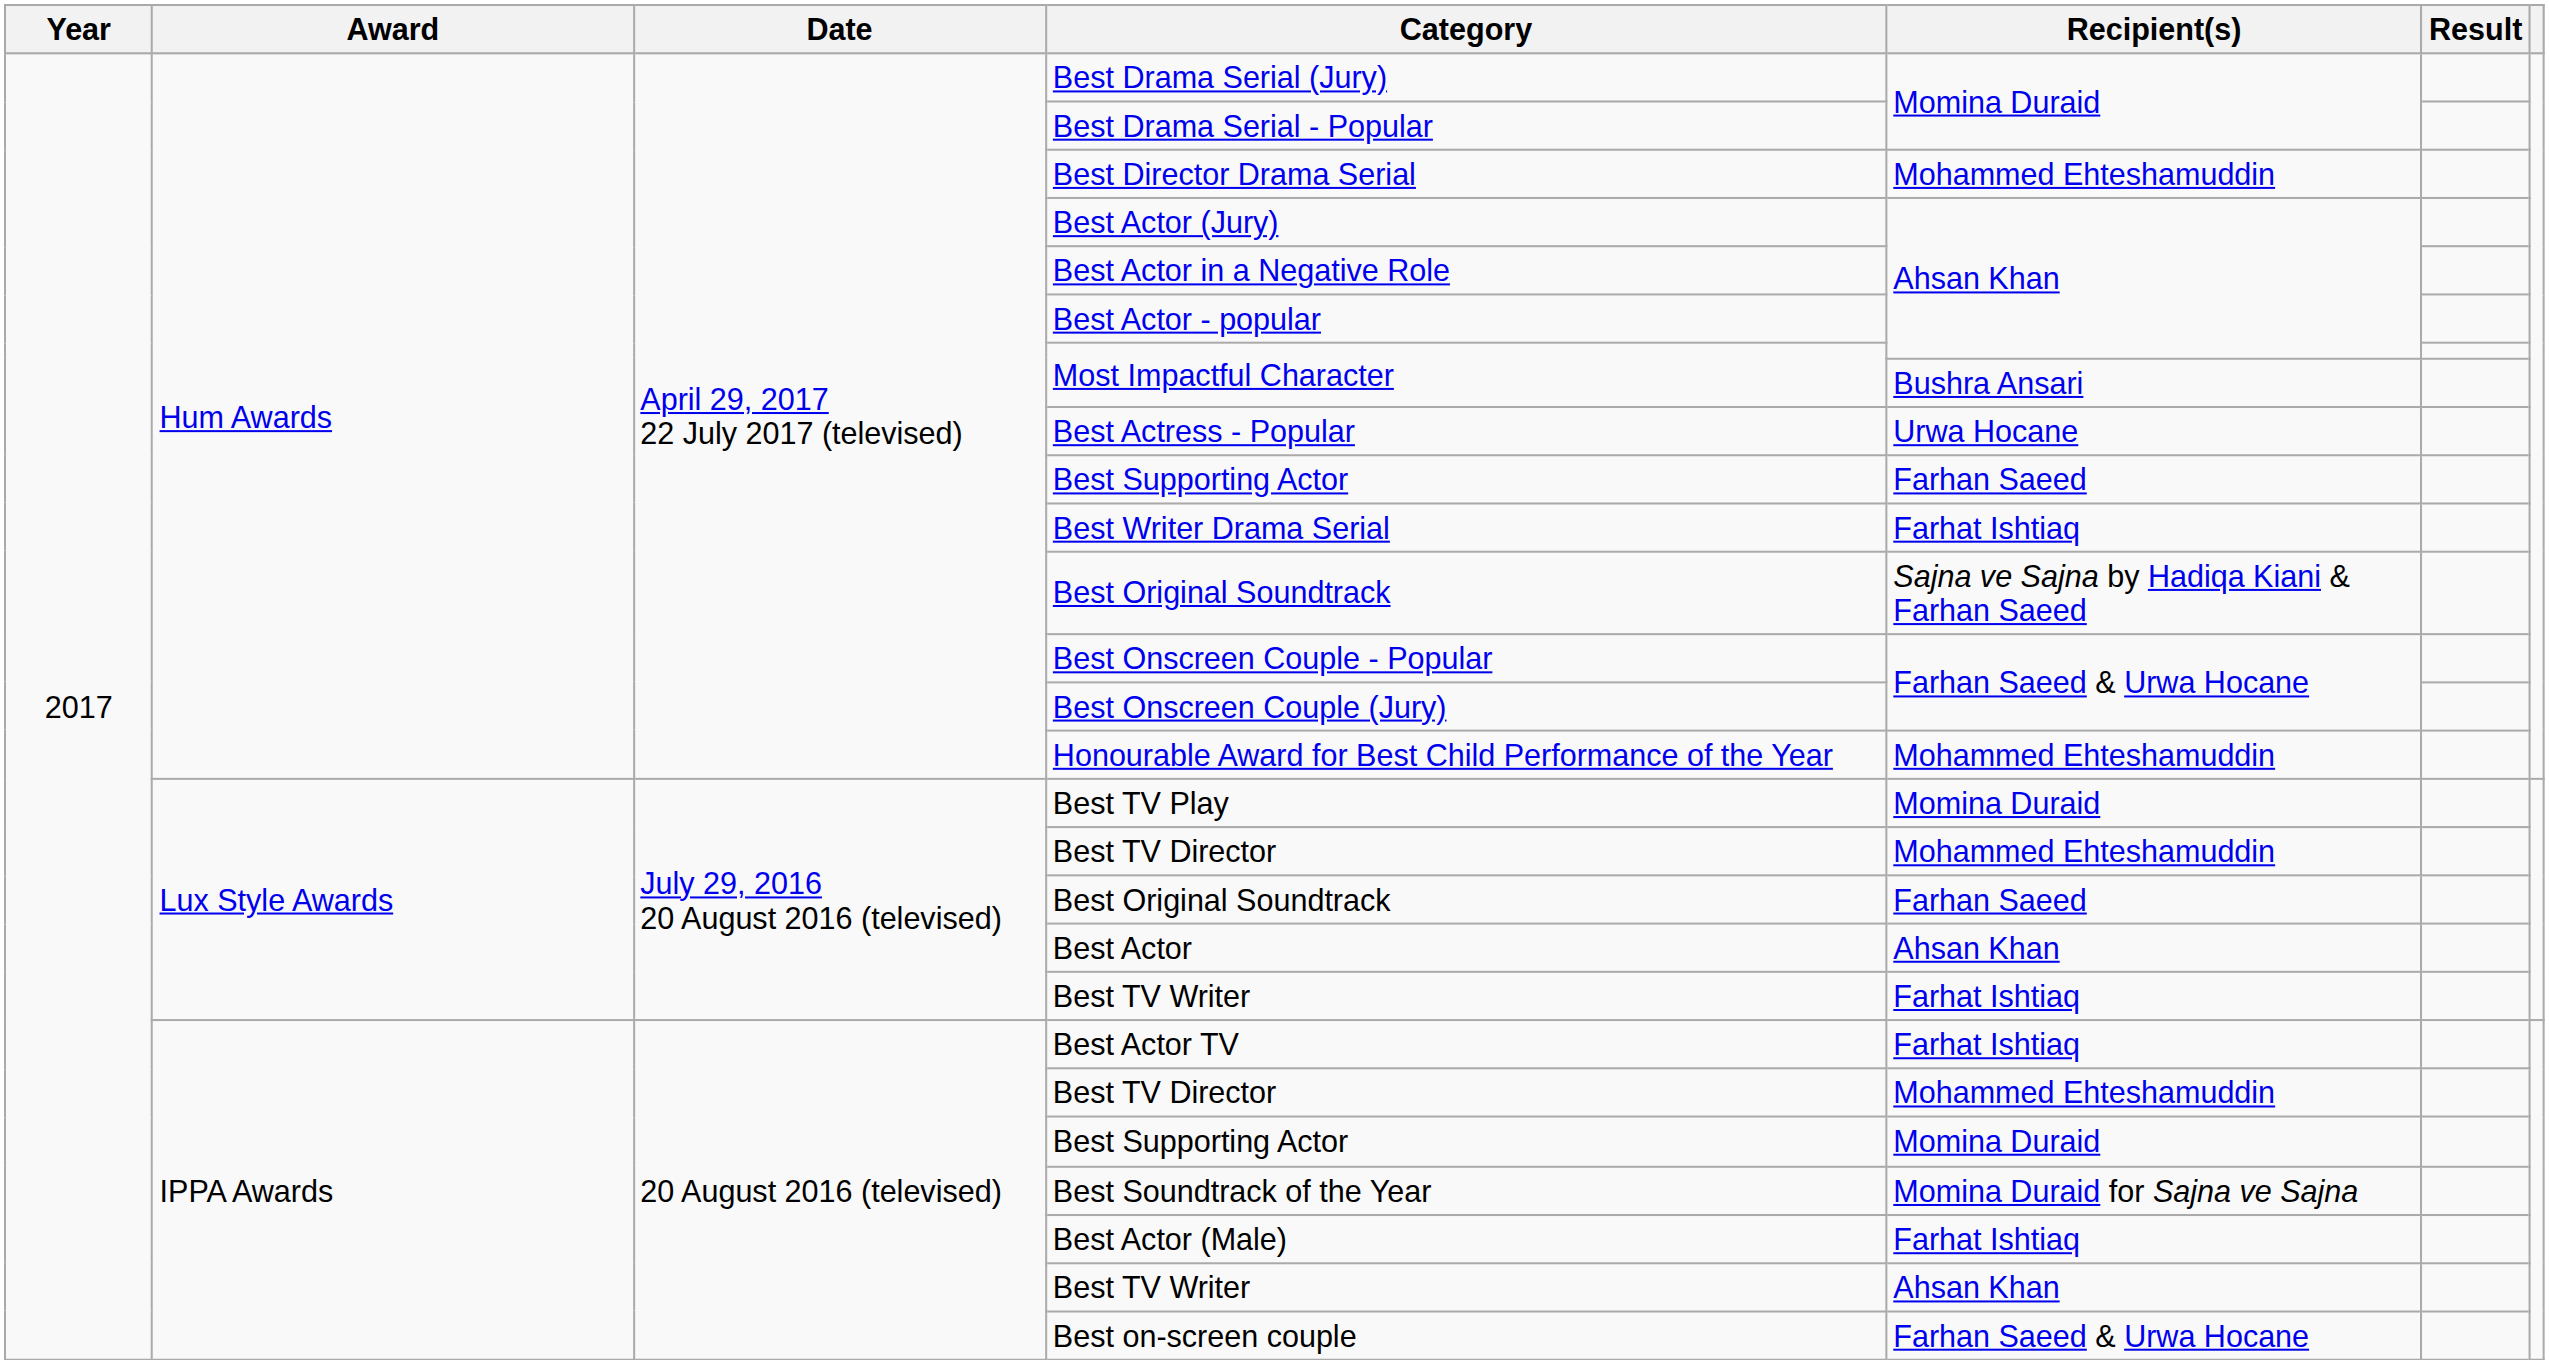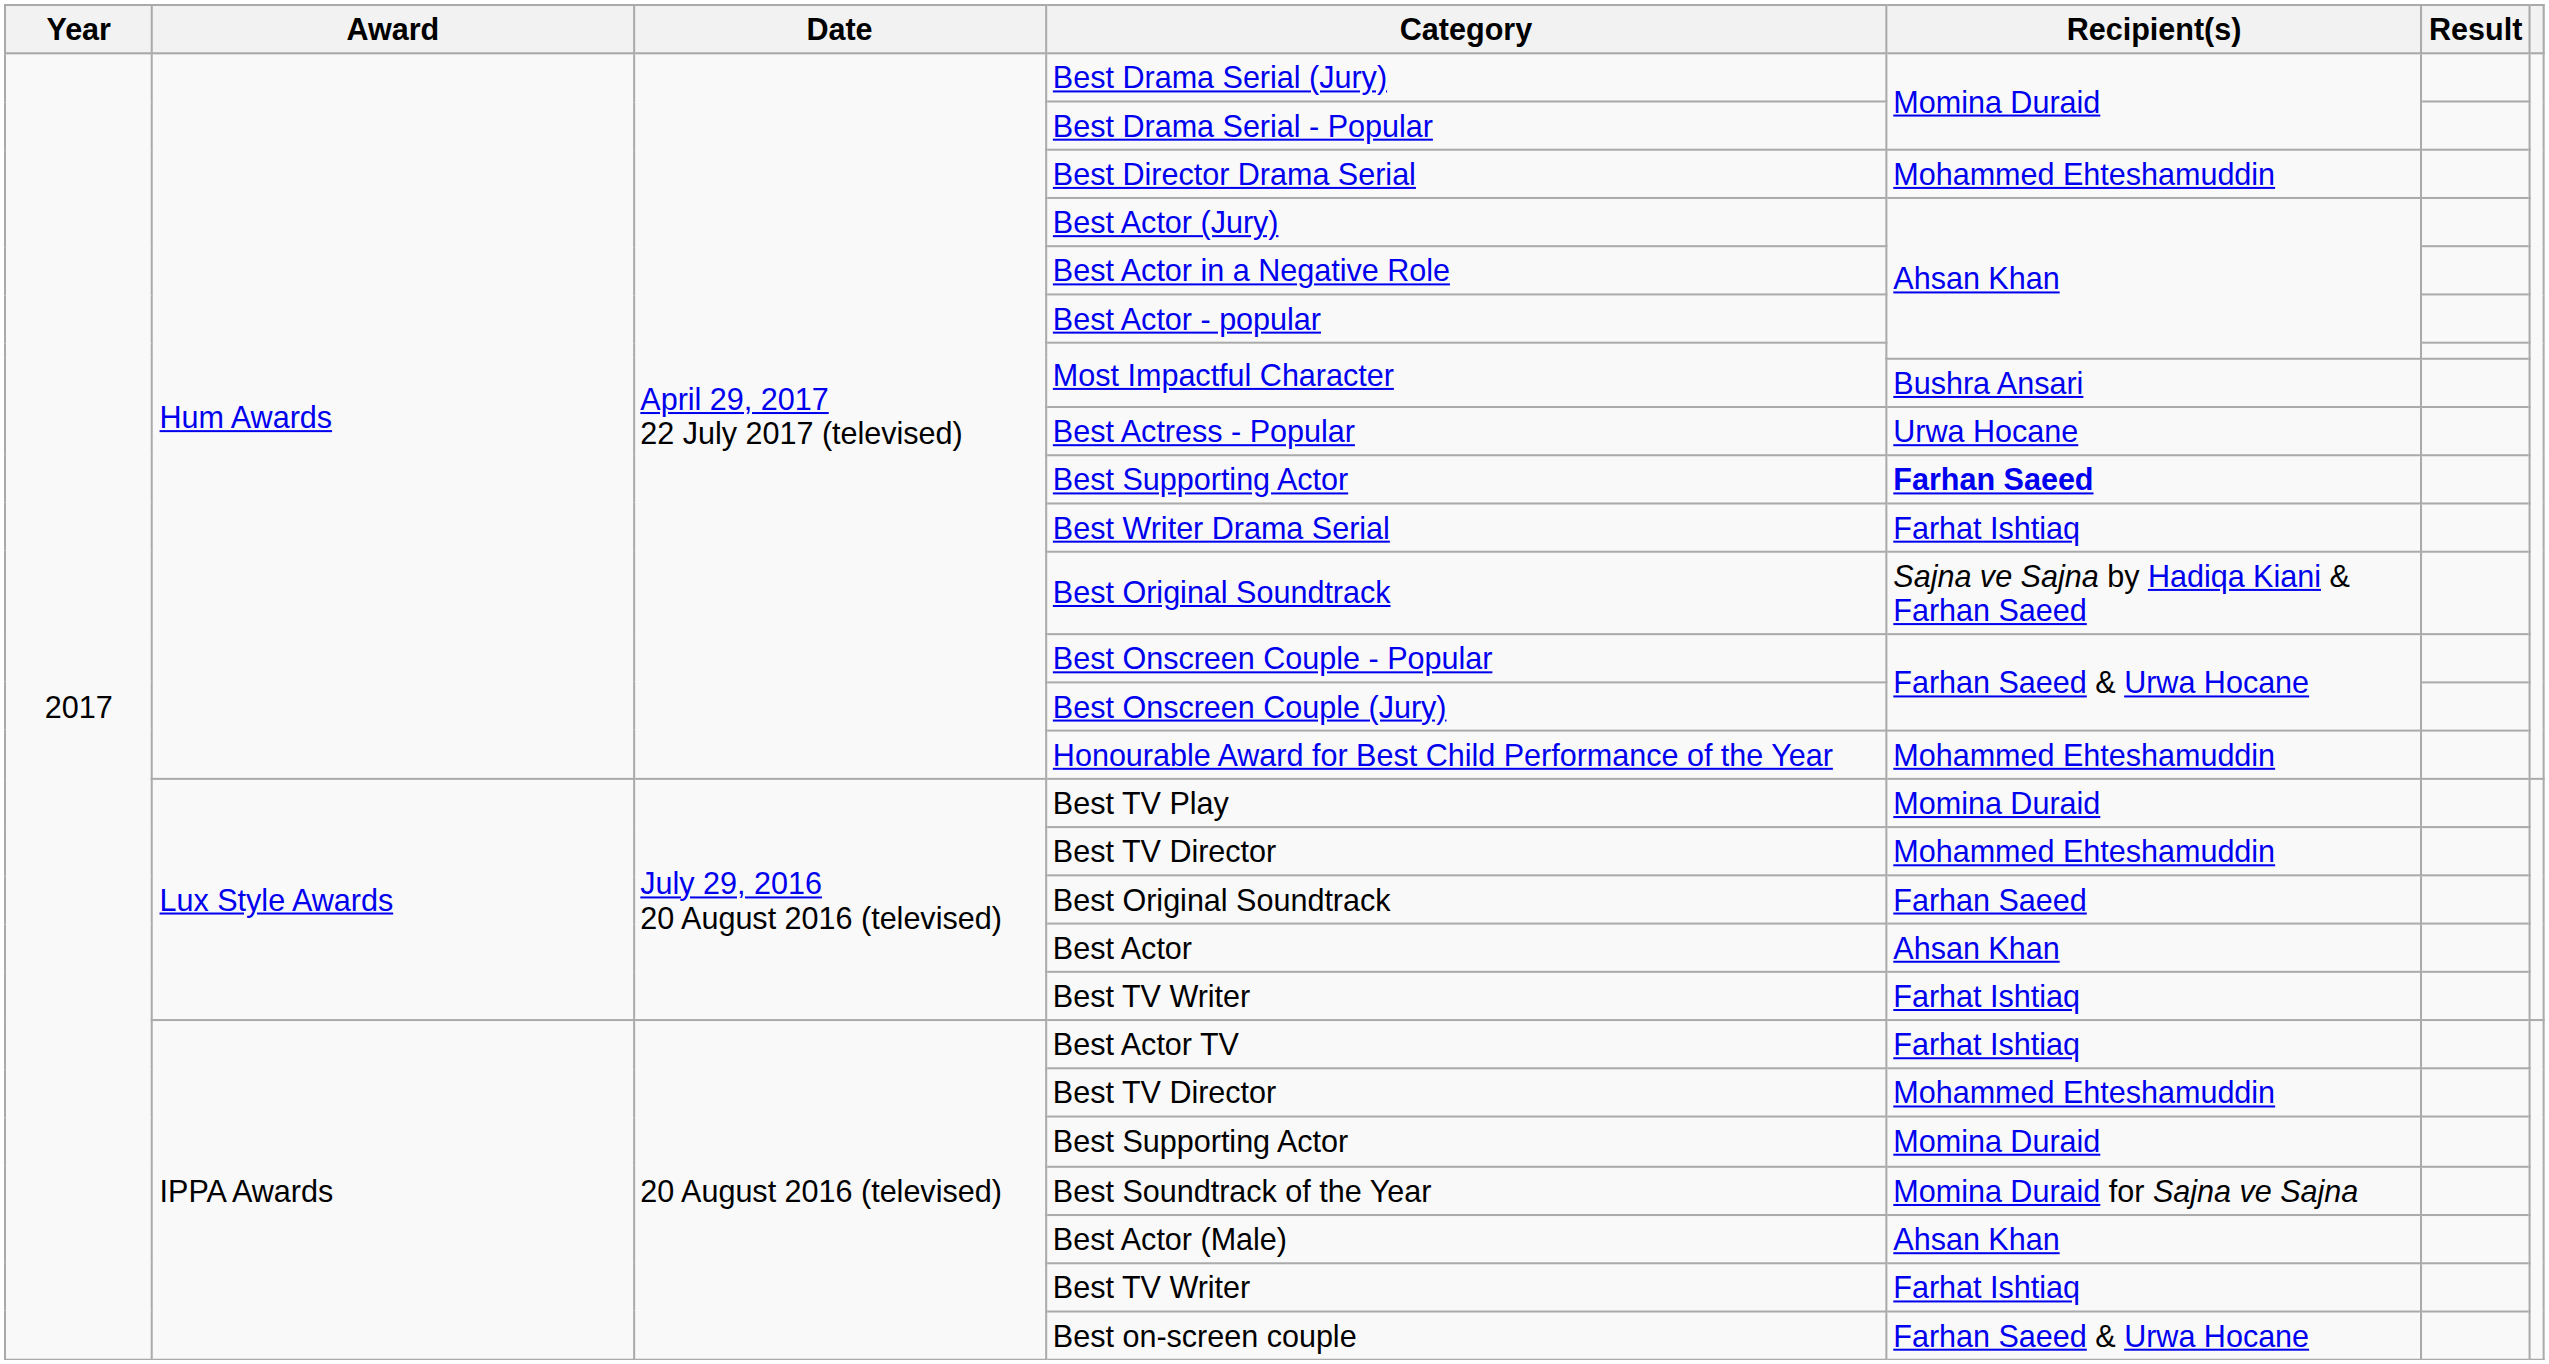(1990, 479) normal -> (1993, 479) bold
(1987, 1239) Farhat Ishtiaq -> (1976, 1239) Ahsan Khan
(1976, 1287) Ahsan Khan -> (1987, 1287) Farhat Ishtiaq
